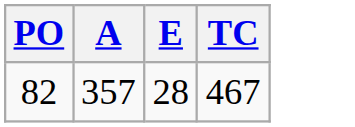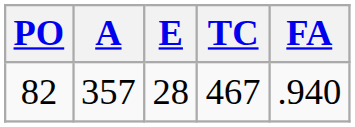+ column: (309, 33)
